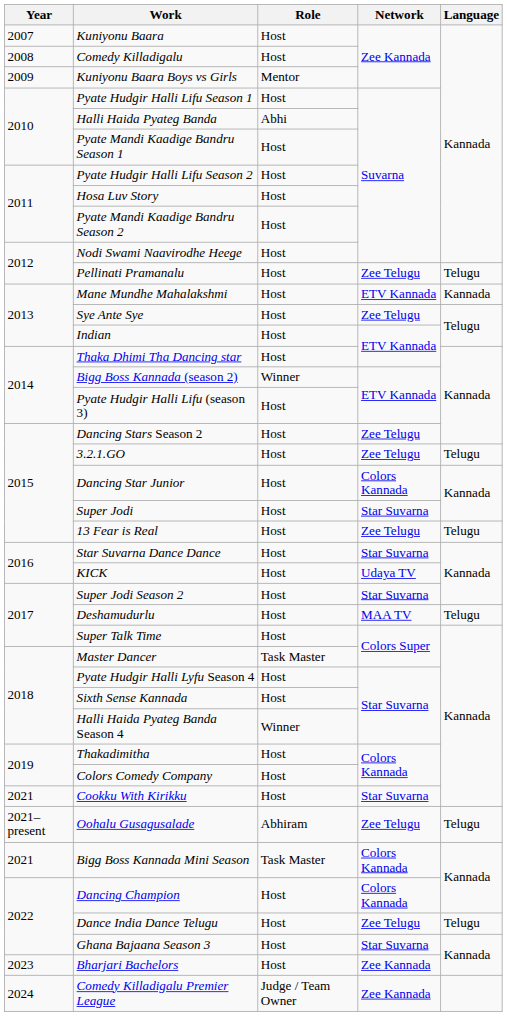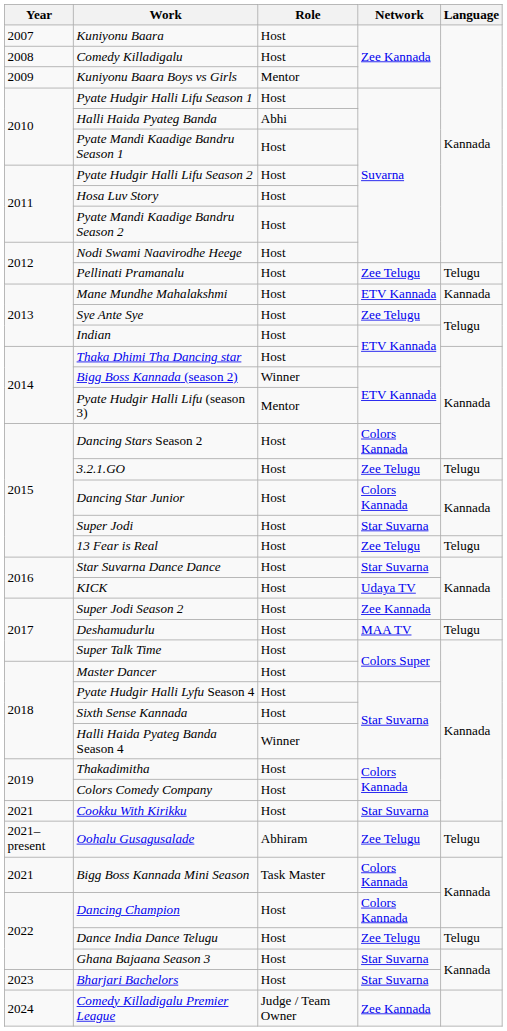(273, 405) Host -> (280, 405) Mentor
(391, 433) Zee Telugu -> (384, 441) Colors Kannada
(395, 594) Star Suvarna -> (396, 608) Zee Kannada
(293, 656) Task Master -> (273, 671) Host
(396, 965) Zee Kannada -> (395, 980) Star Suvarna
